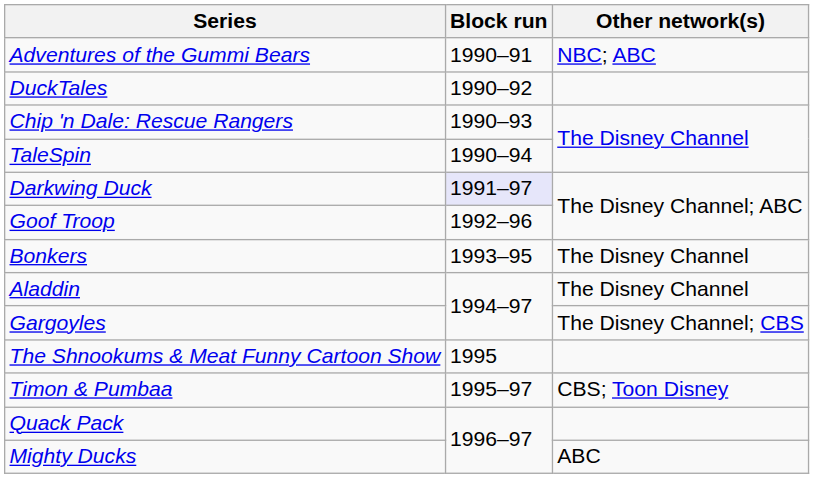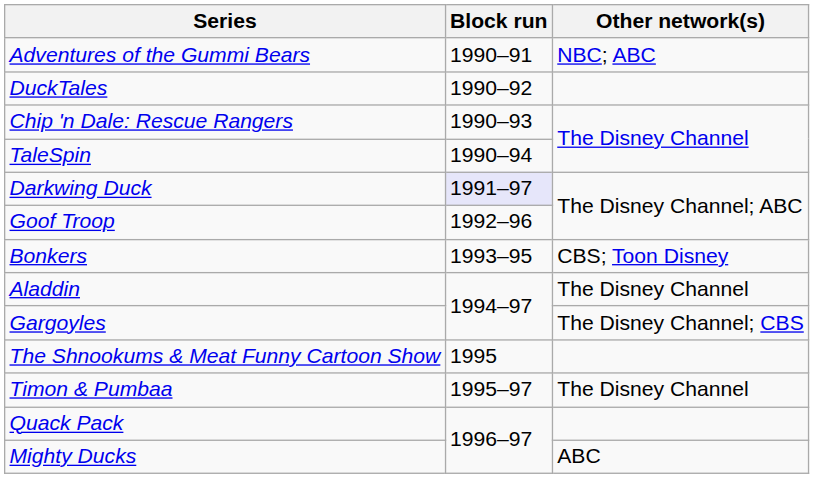(653, 255) The Disney Channel -> (643, 255) CBS; Toon Disney
(643, 389) CBS; Toon Disney -> (653, 389) The Disney Channel
